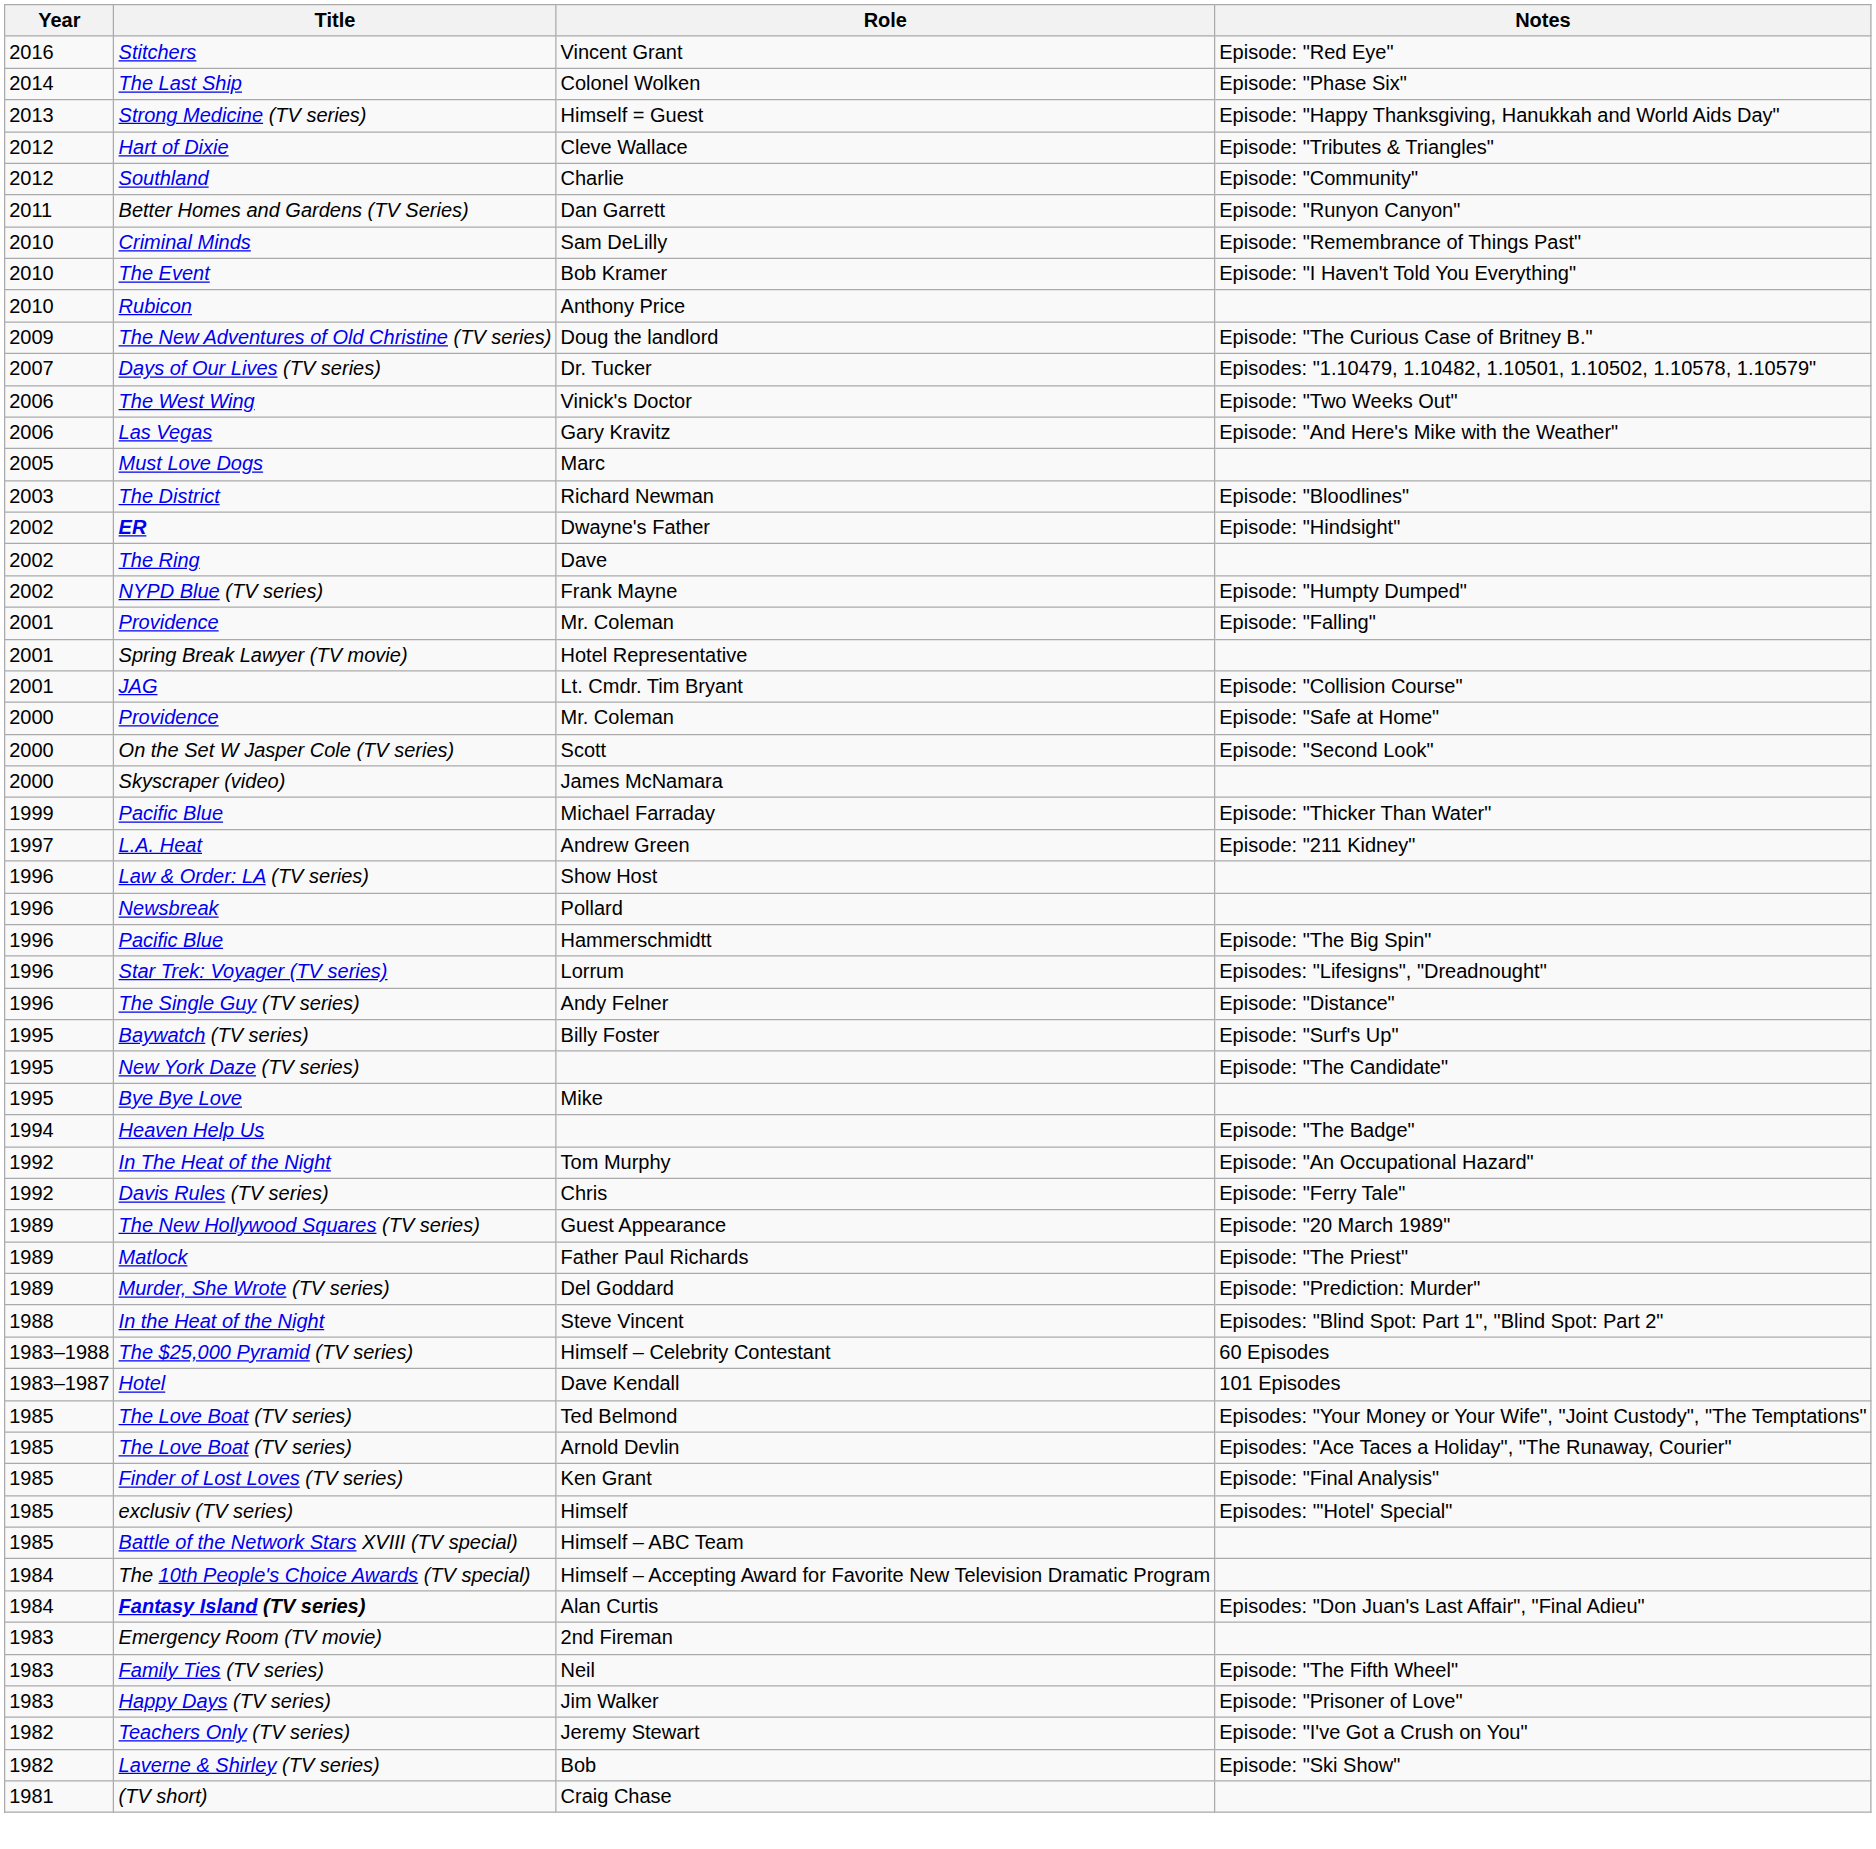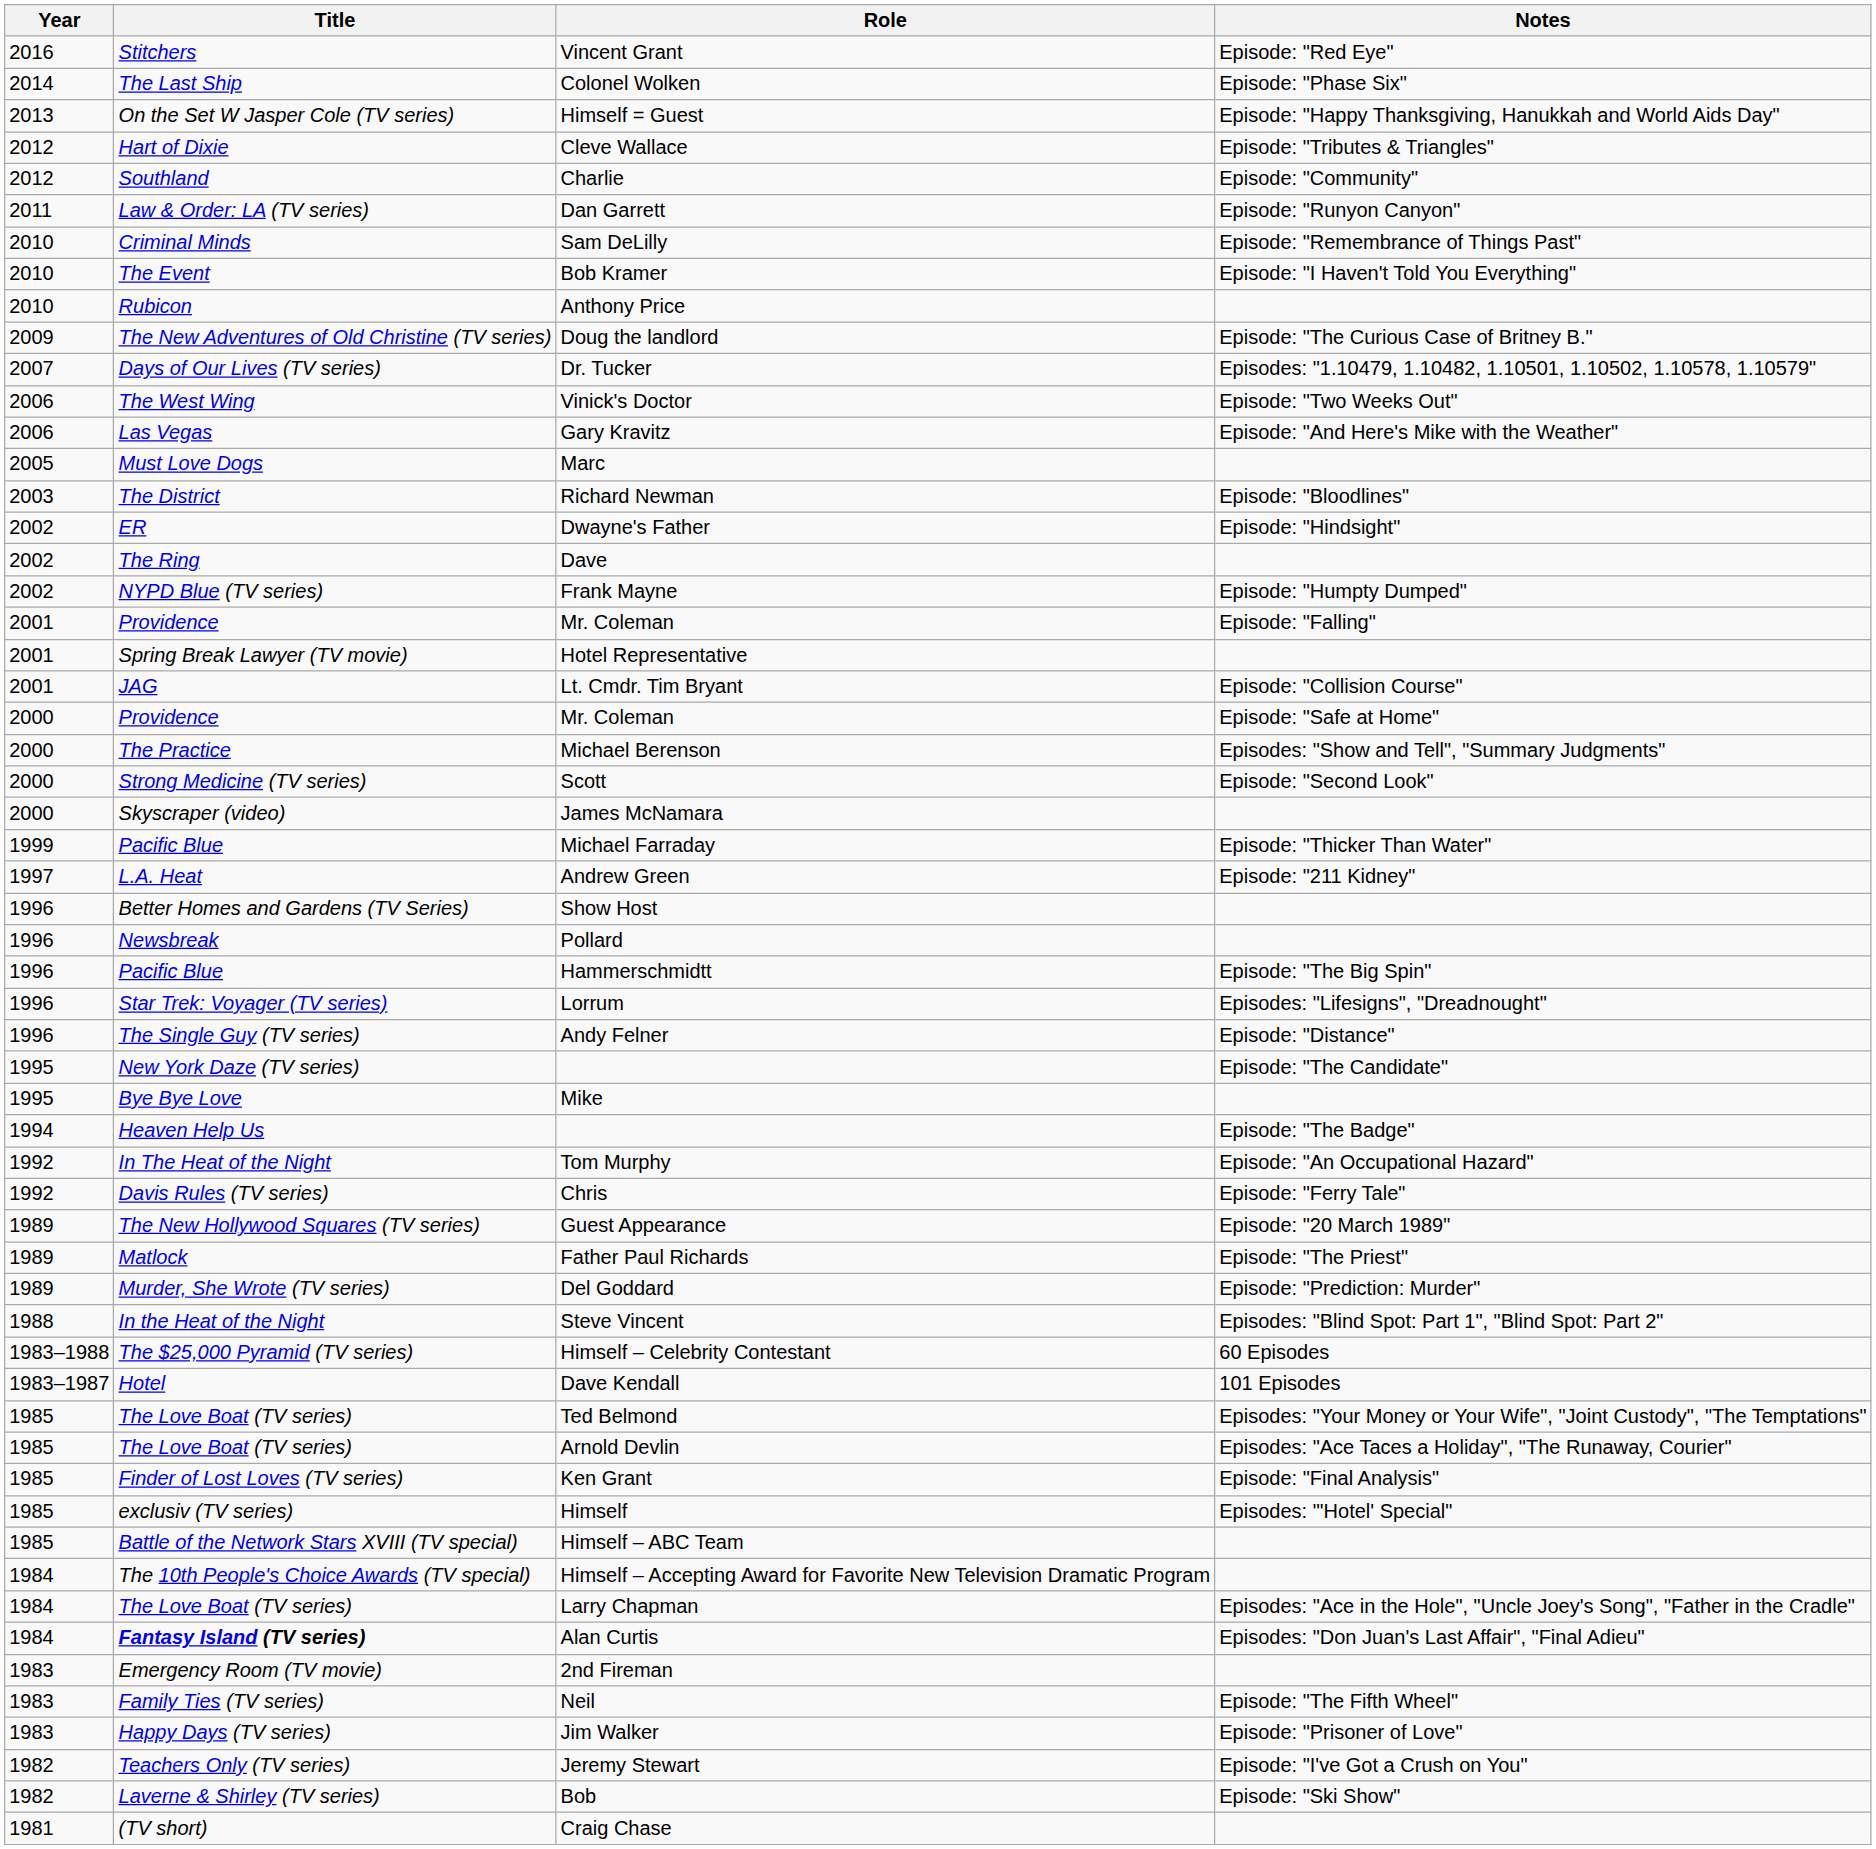(243, 115) Strong Medicine (TV series) -> (286, 115) On the Set W Jasper Cole (TV series)
(294, 210) Better Homes and Gardens (TV Series) -> (244, 210) Law & Order: LA (TV series)
(132, 527) bold -> (132, 527) normal
+ row: (641, 749)
(286, 749) On the Set W Jasper Cole (TV series) -> (243, 781) Strong Medicine (TV series)
(244, 876) Law & Order: LA (TV series) -> (294, 908) Better Homes and Gardens (TV Series)
- row: (610, 1035)
+ row: (629, 1606)
